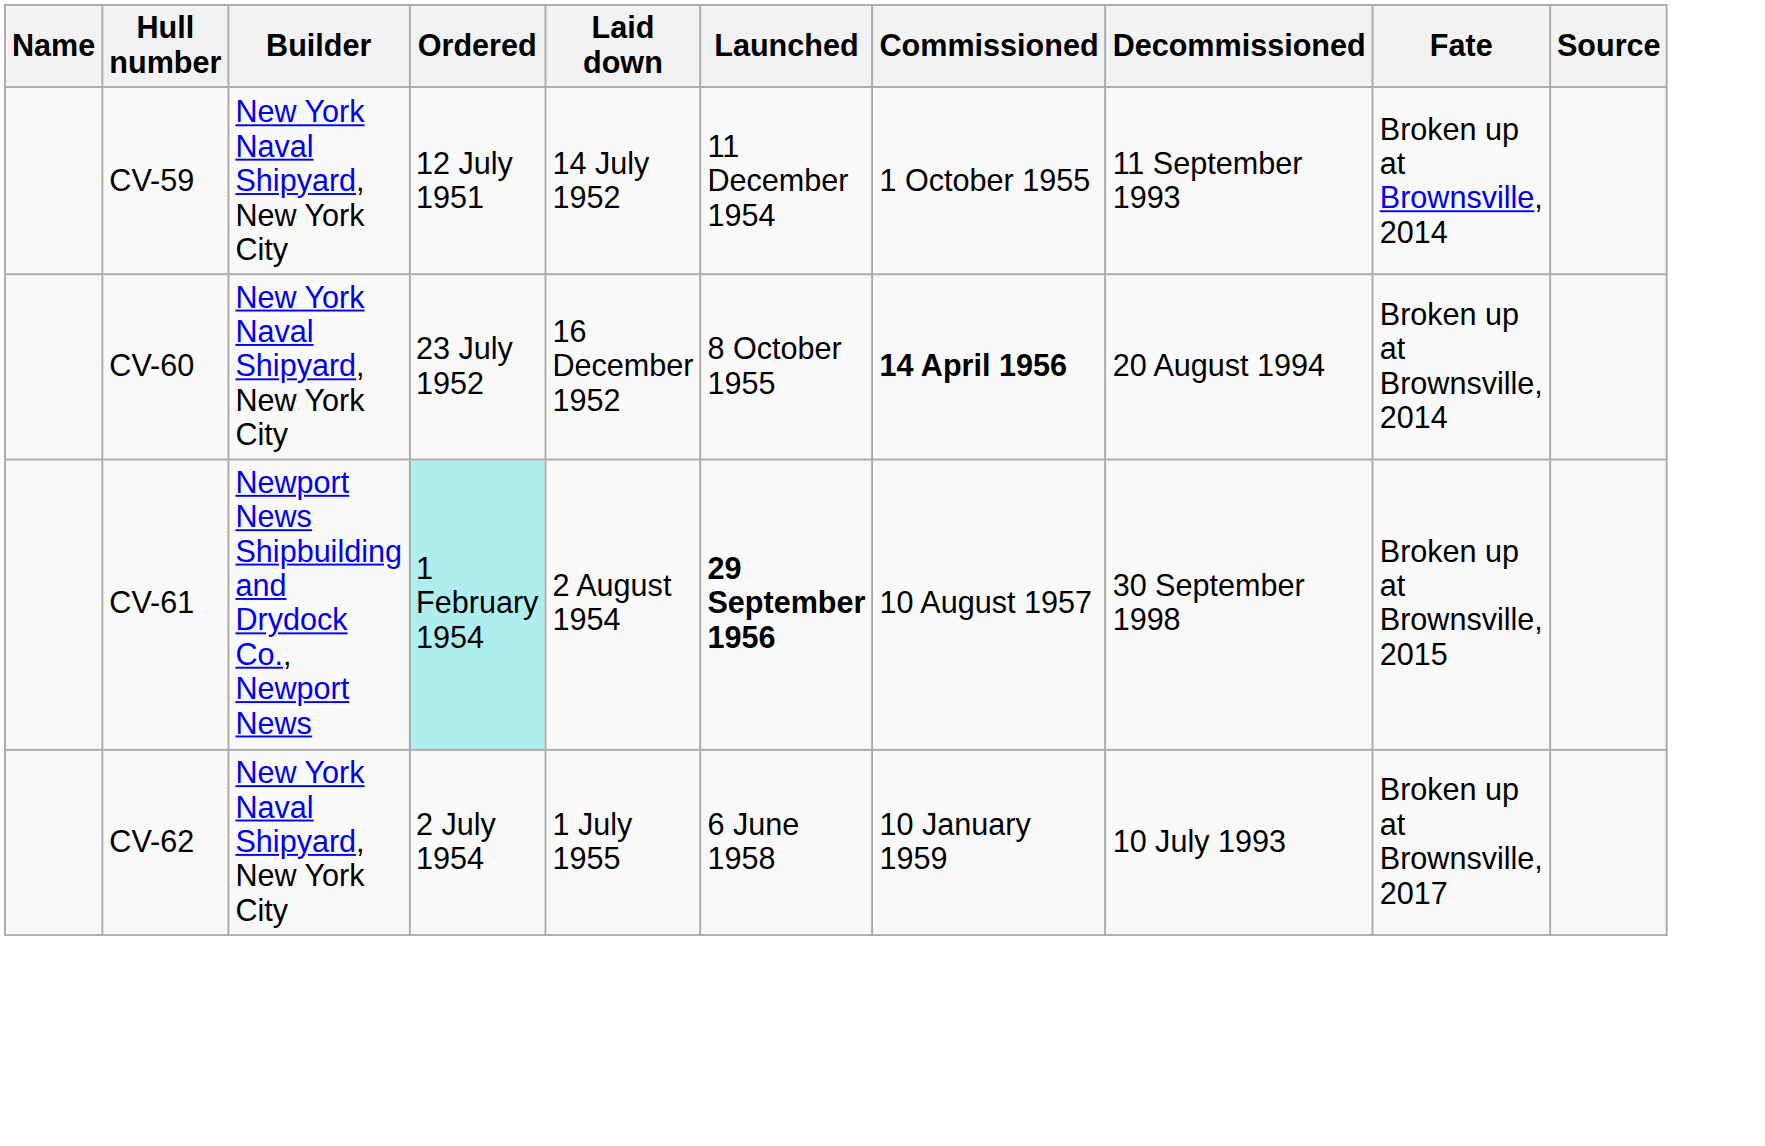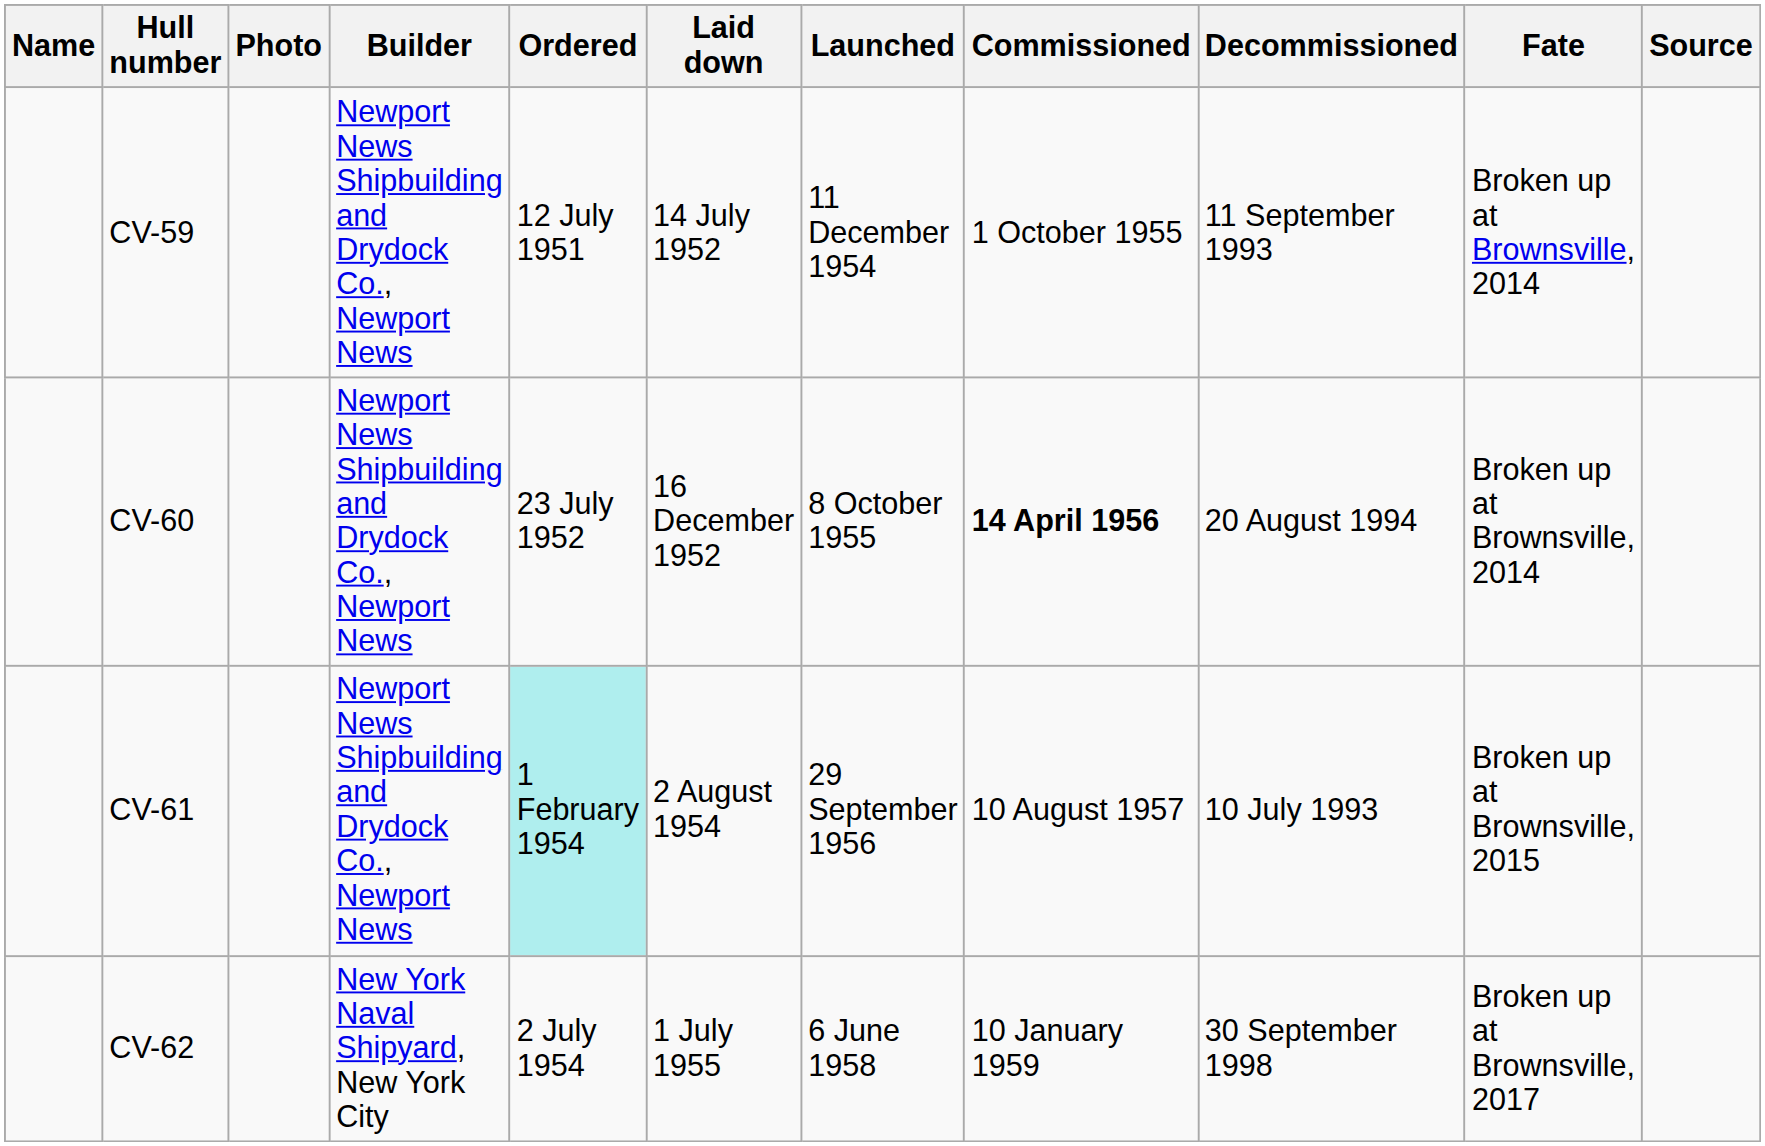+ column: (279, 45)
(300, 180) New York Naval Shipyard, New York City -> (419, 231) Newport News Shipbuilding and Drydock Co., Newport News
(300, 366) New York Naval Shipyard, New York City -> (419, 521) Newport News Shipbuilding and Drydock Co., Newport News
(786, 603) bold -> (883, 810) normal
(1209, 603) 30 September 1998 -> (1292, 810) 10 July 1993
(1199, 841) 10 July 1993 -> (1301, 1047) 30 September 1998
